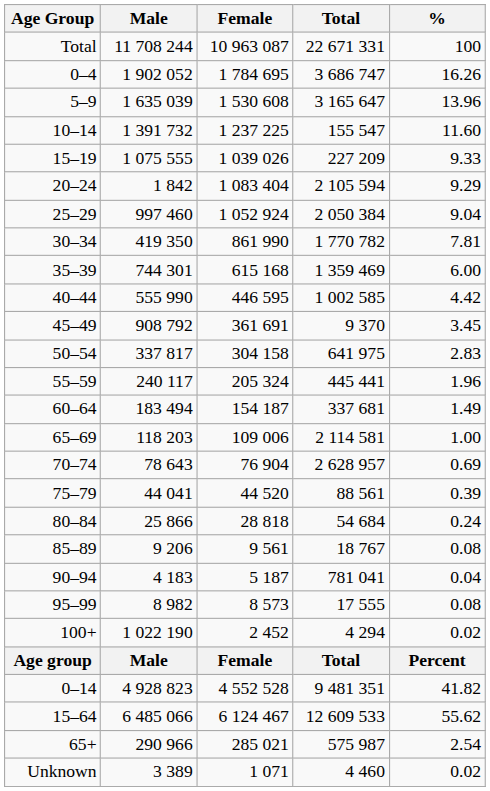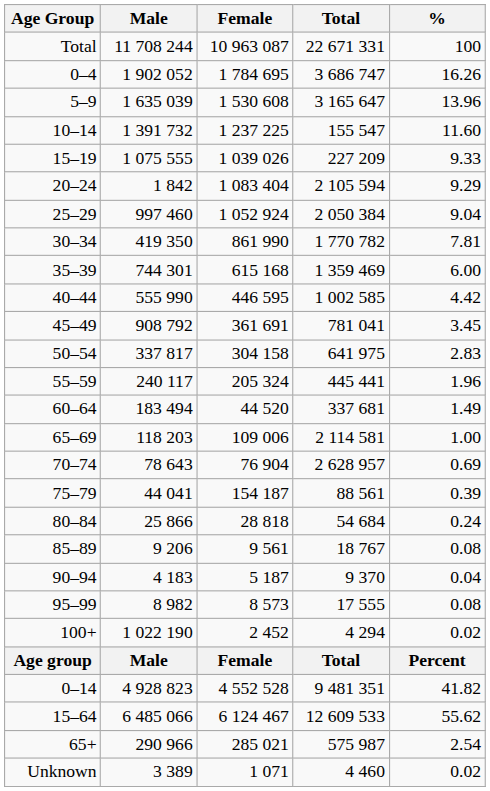(365, 325) 9 370 -> (356, 325) 781 041
(260, 409) 154 187 -> (265, 409) 44 520
(265, 492) 44 520 -> (260, 492) 154 187
(356, 576) 781 041 -> (365, 576) 9 370
